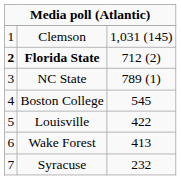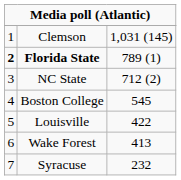(141, 57) 712 (2) -> (141, 57) 789 (1)
(141, 79) 789 (1) -> (141, 79) 712 (2)
